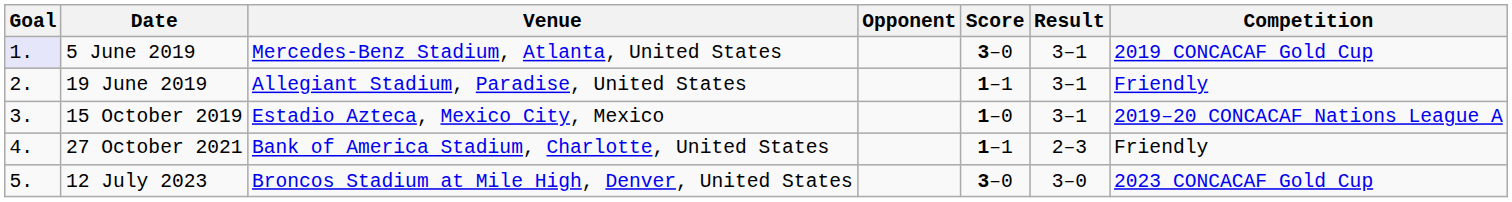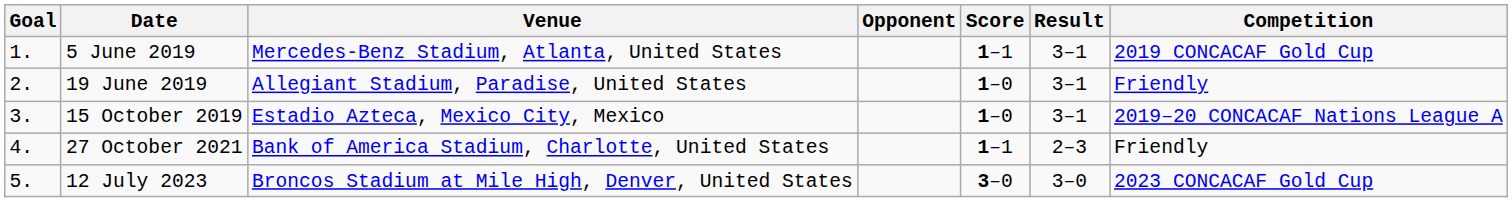(21, 53) lavender background -> (21, 53) no background
(995, 53) 3–0 -> (995, 53) 1–1
(995, 85) 1–1 -> (995, 85) 1–0
